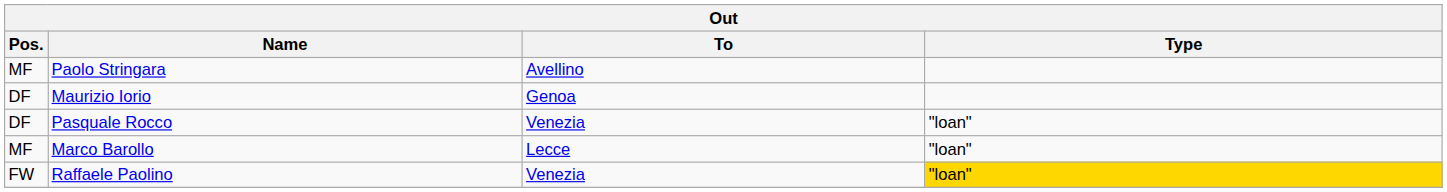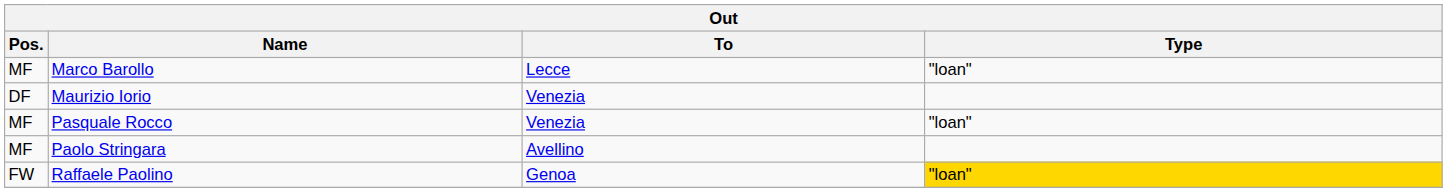rows swapped: (109, 70) <-> (103, 149)
(551, 97) Genoa -> (556, 97) Venezia
(19, 123) DF -> (20, 123) MF
(556, 175) Venezia -> (551, 175) Genoa
